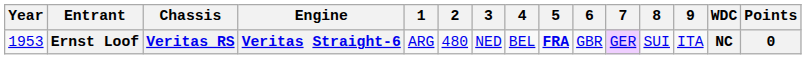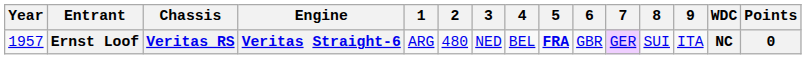(26, 41) 1953 -> (26, 41) 1957
